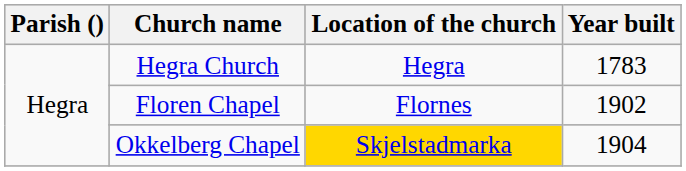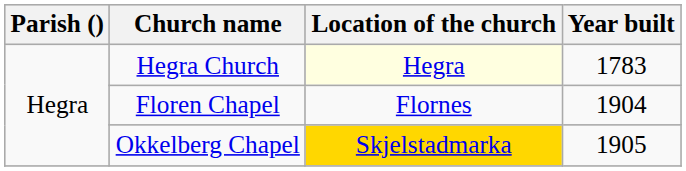(434, 64) no background -> (434, 64) lightyellow background
(621, 104) 1902 -> (621, 104) 1904
(621, 144) 1904 -> (621, 144) 1905
